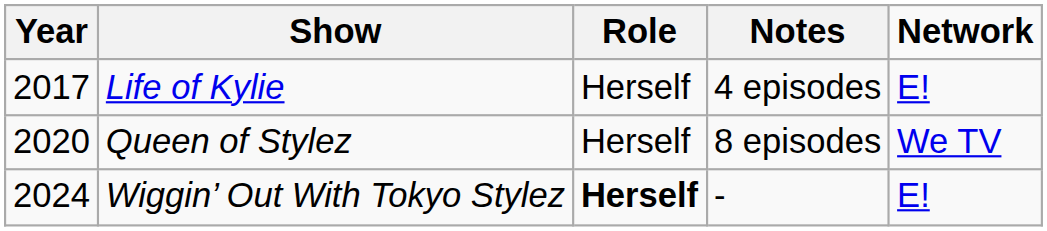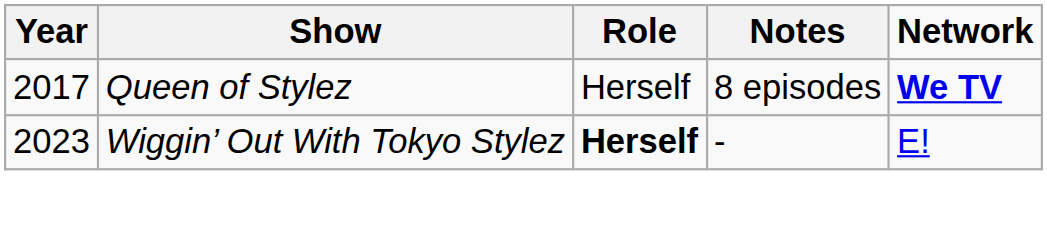- row: (195, 86)
(51, 141) 2020 -> (51, 86) 2017
(949, 141) normal -> (950, 86) bold
(51, 196) 2024 -> (51, 141) 2023
